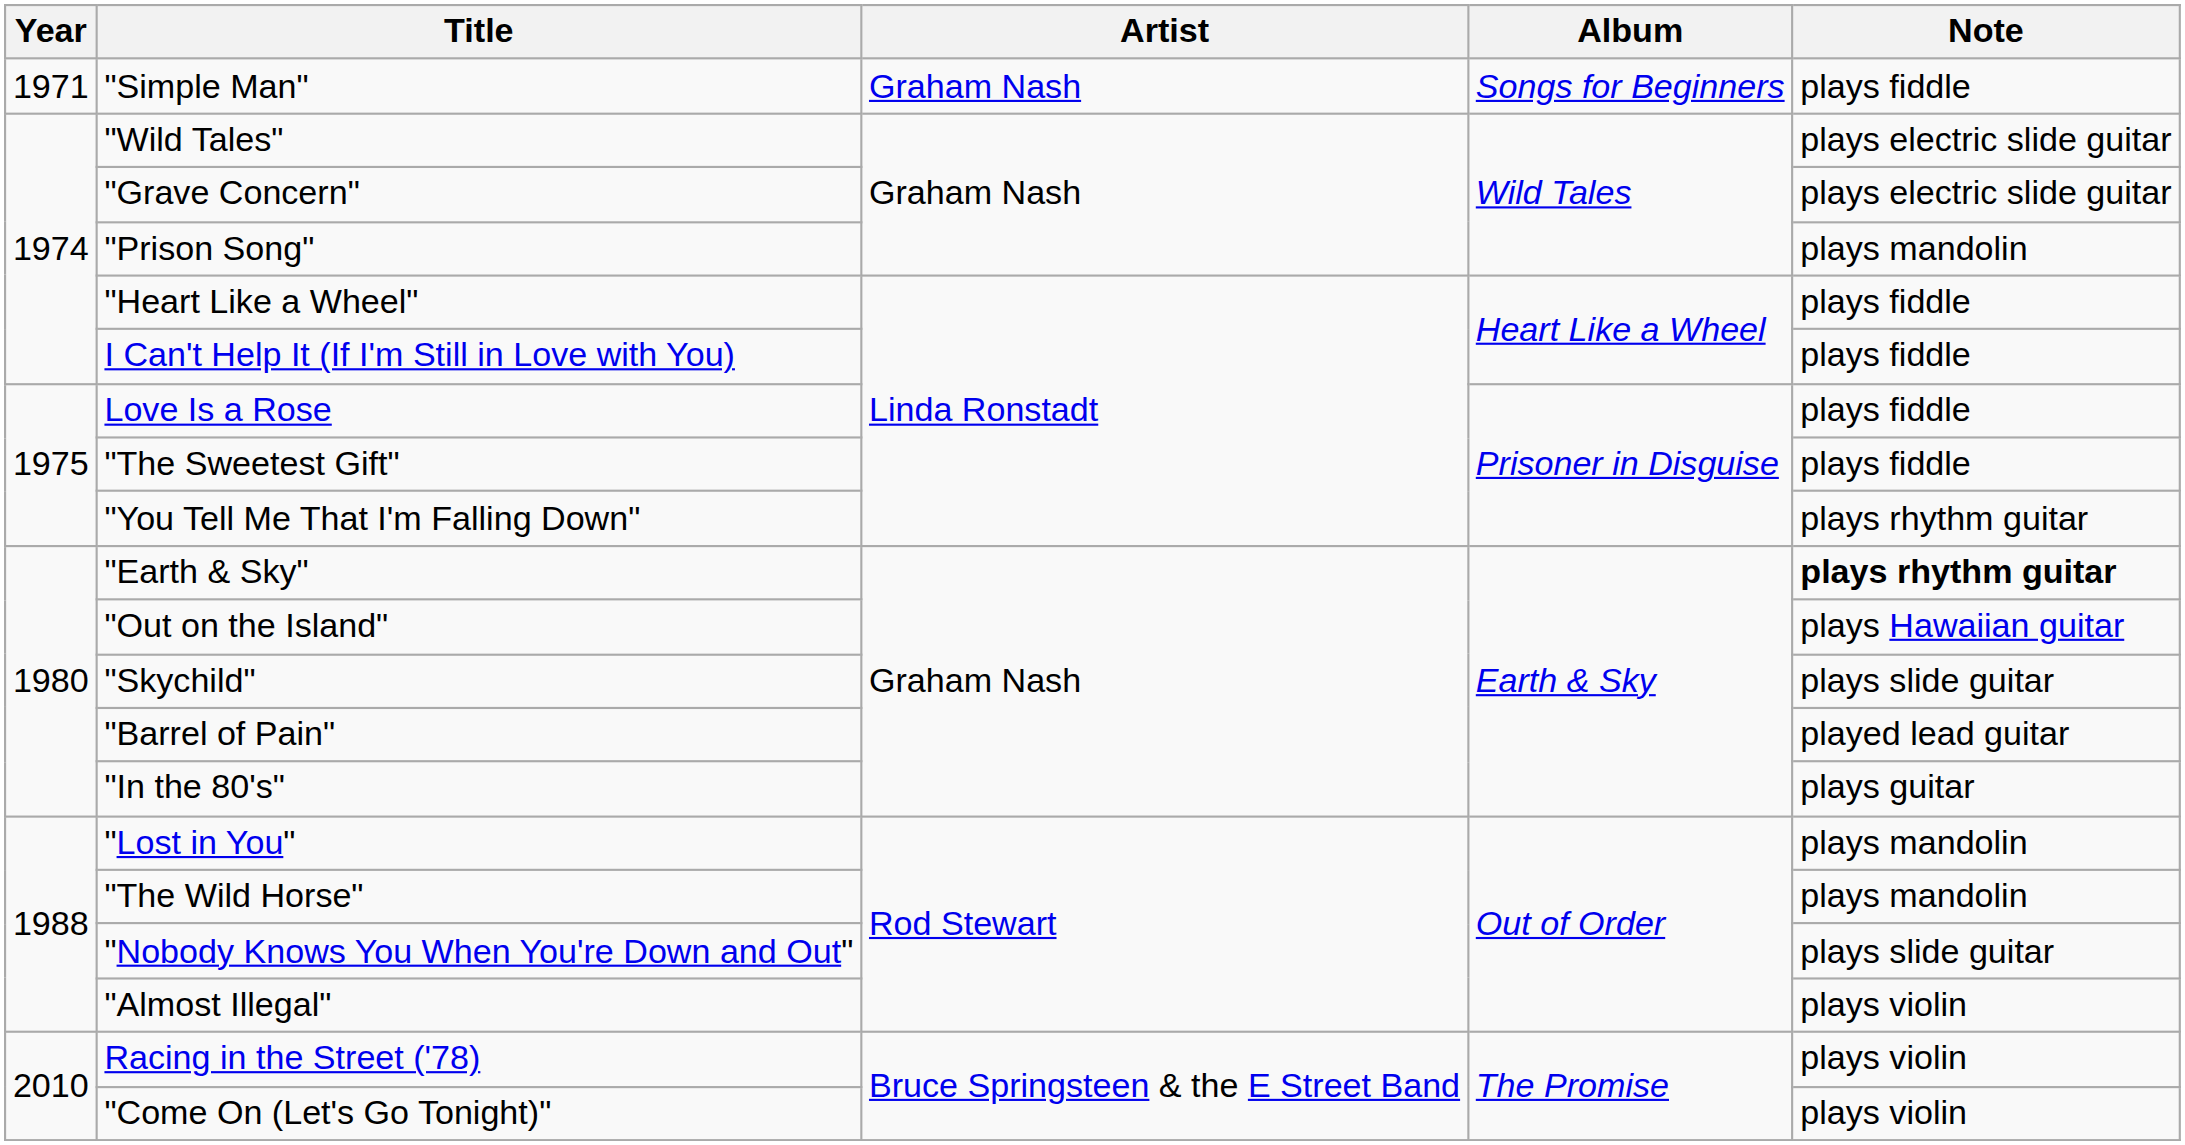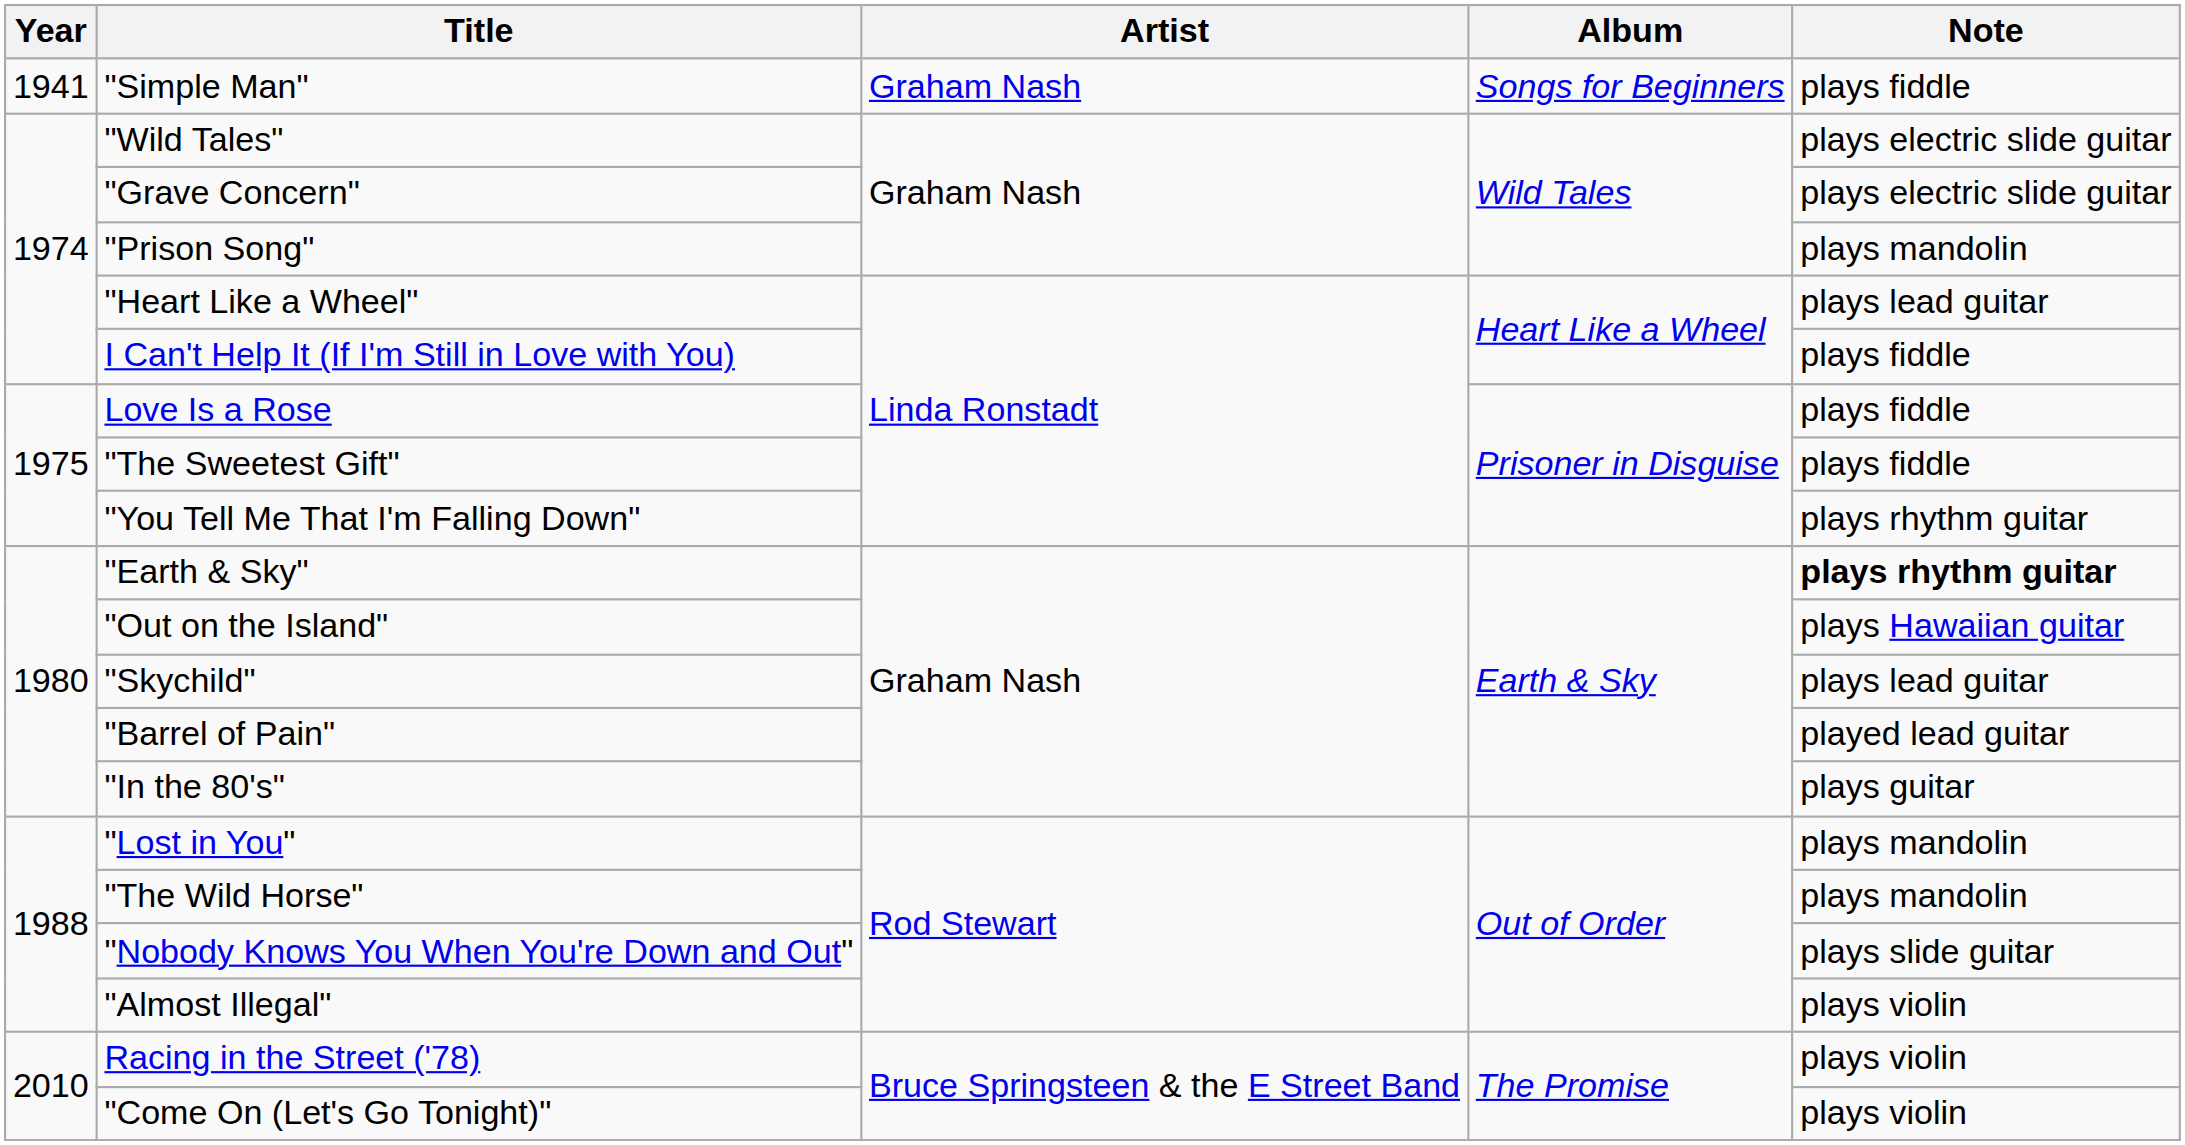(51, 85) 1971 -> (51, 85) 1941
(1886, 301) plays fiddle -> (1924, 301) plays lead guitar
(1927, 680) plays slide guitar -> (1924, 680) plays lead guitar
